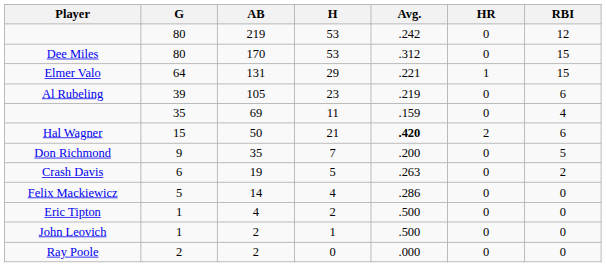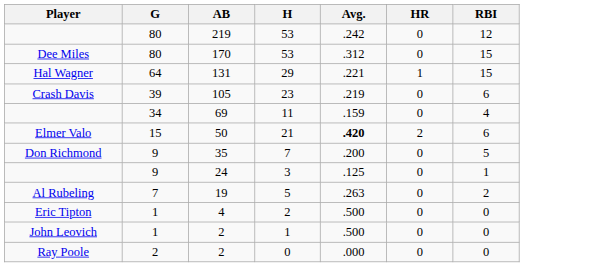(73, 73) Elmer Valo -> (63, 73) Hal Wagner
(73, 93) Al Rubeling -> (63, 93) Crash Davis
(179, 113) 35 -> (155, 113) 34
(73, 133) Hal Wagner -> (63, 133) Elmer Valo
+ row: (221, 172)
(73, 172) Crash Davis -> (63, 192) Al Rubeling
(179, 172) 6 -> (155, 192) 7
- row: (256, 192)
